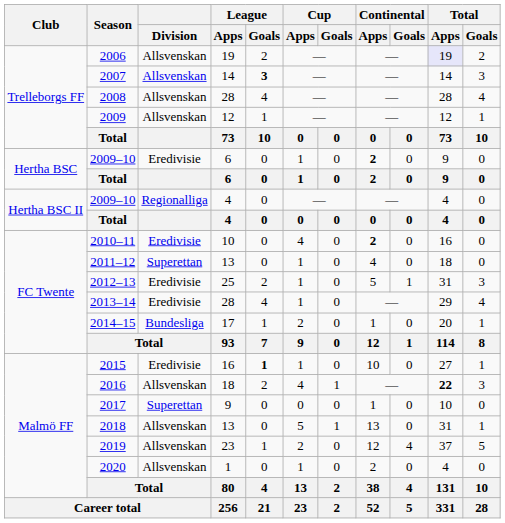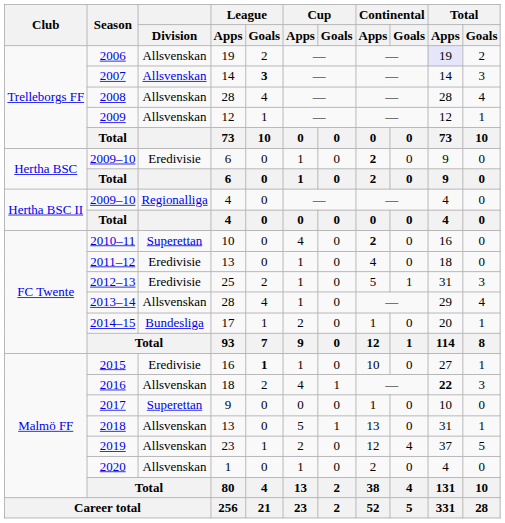(175, 240) Eredivisie -> (175, 240) Superettan
(175, 261) Superettan -> (175, 261) Eredivisie
(175, 302) Eredivisie -> (175, 302) Allsvenskan
